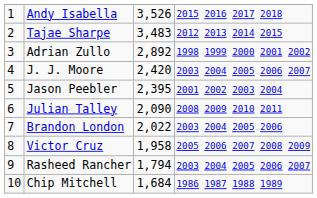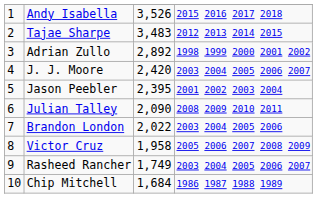(154, 165) 1,794 -> (154, 165) 1,749
